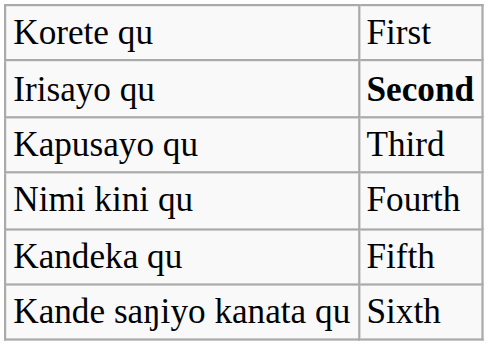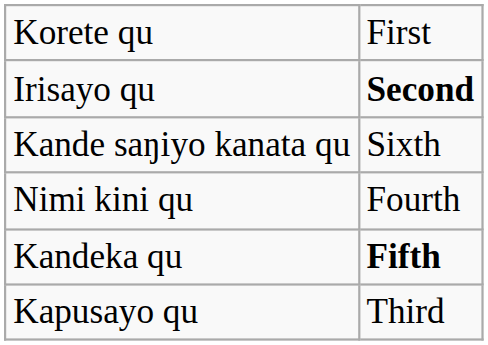rows swapped: (106, 144) <-> (182, 311)
(401, 255) normal -> (404, 255) bold
